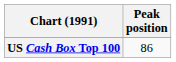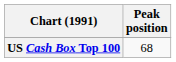(147, 47) 86 -> (147, 47) 68
